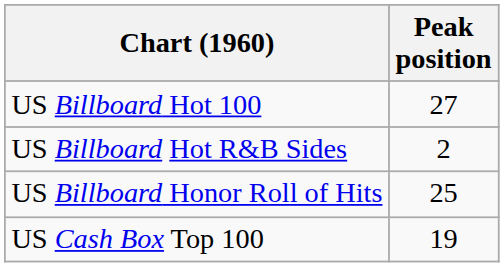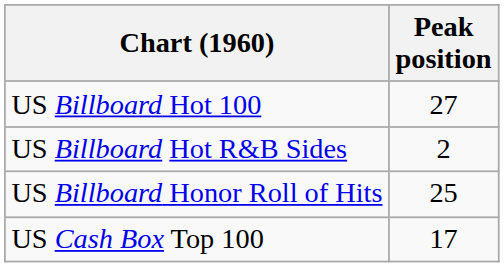(444, 238) 19 -> (444, 238) 17
